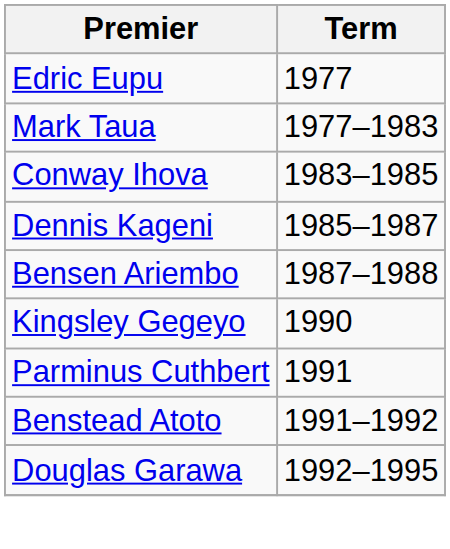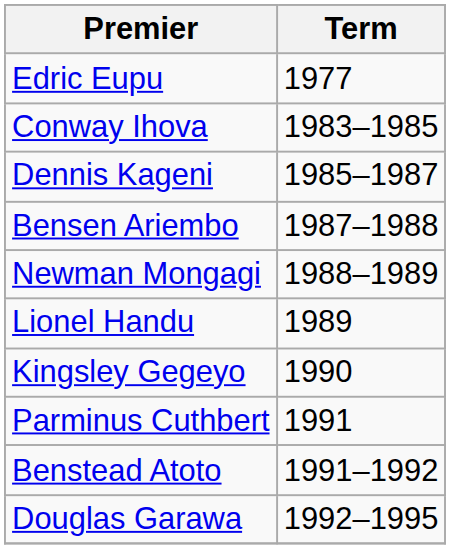- row: (84, 126)
+ row: (137, 273)
+ row: (103, 322)
